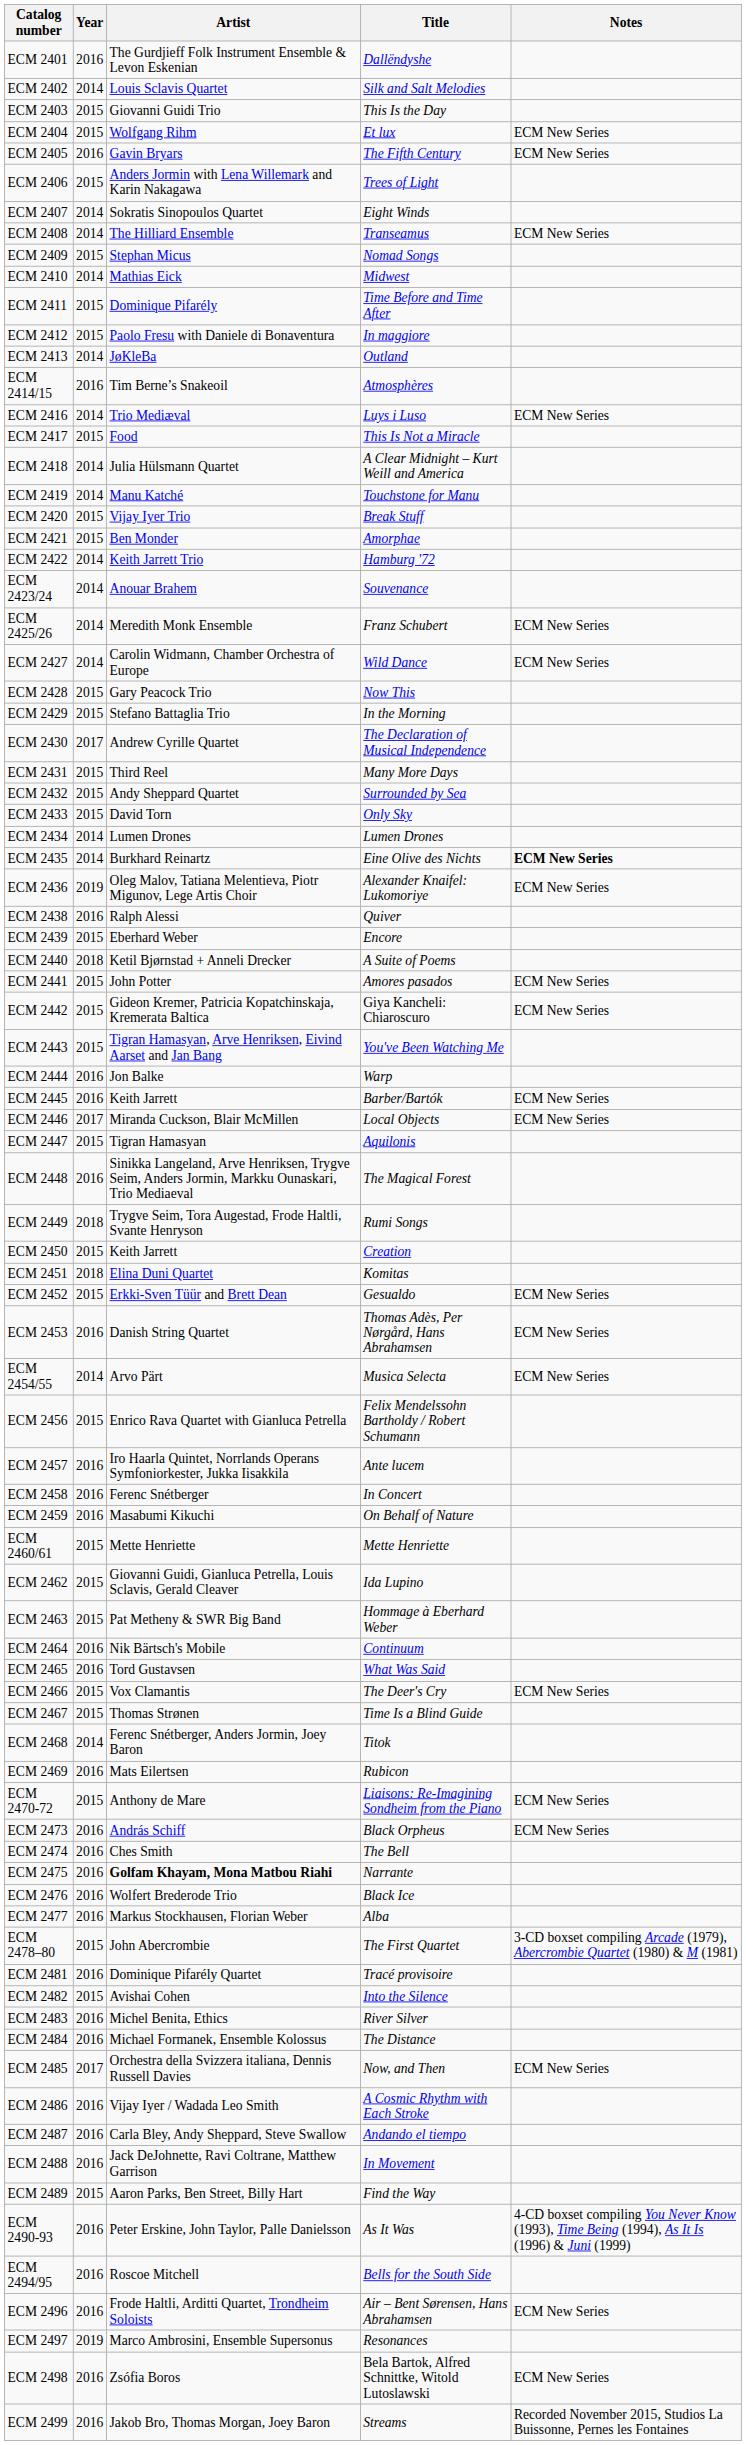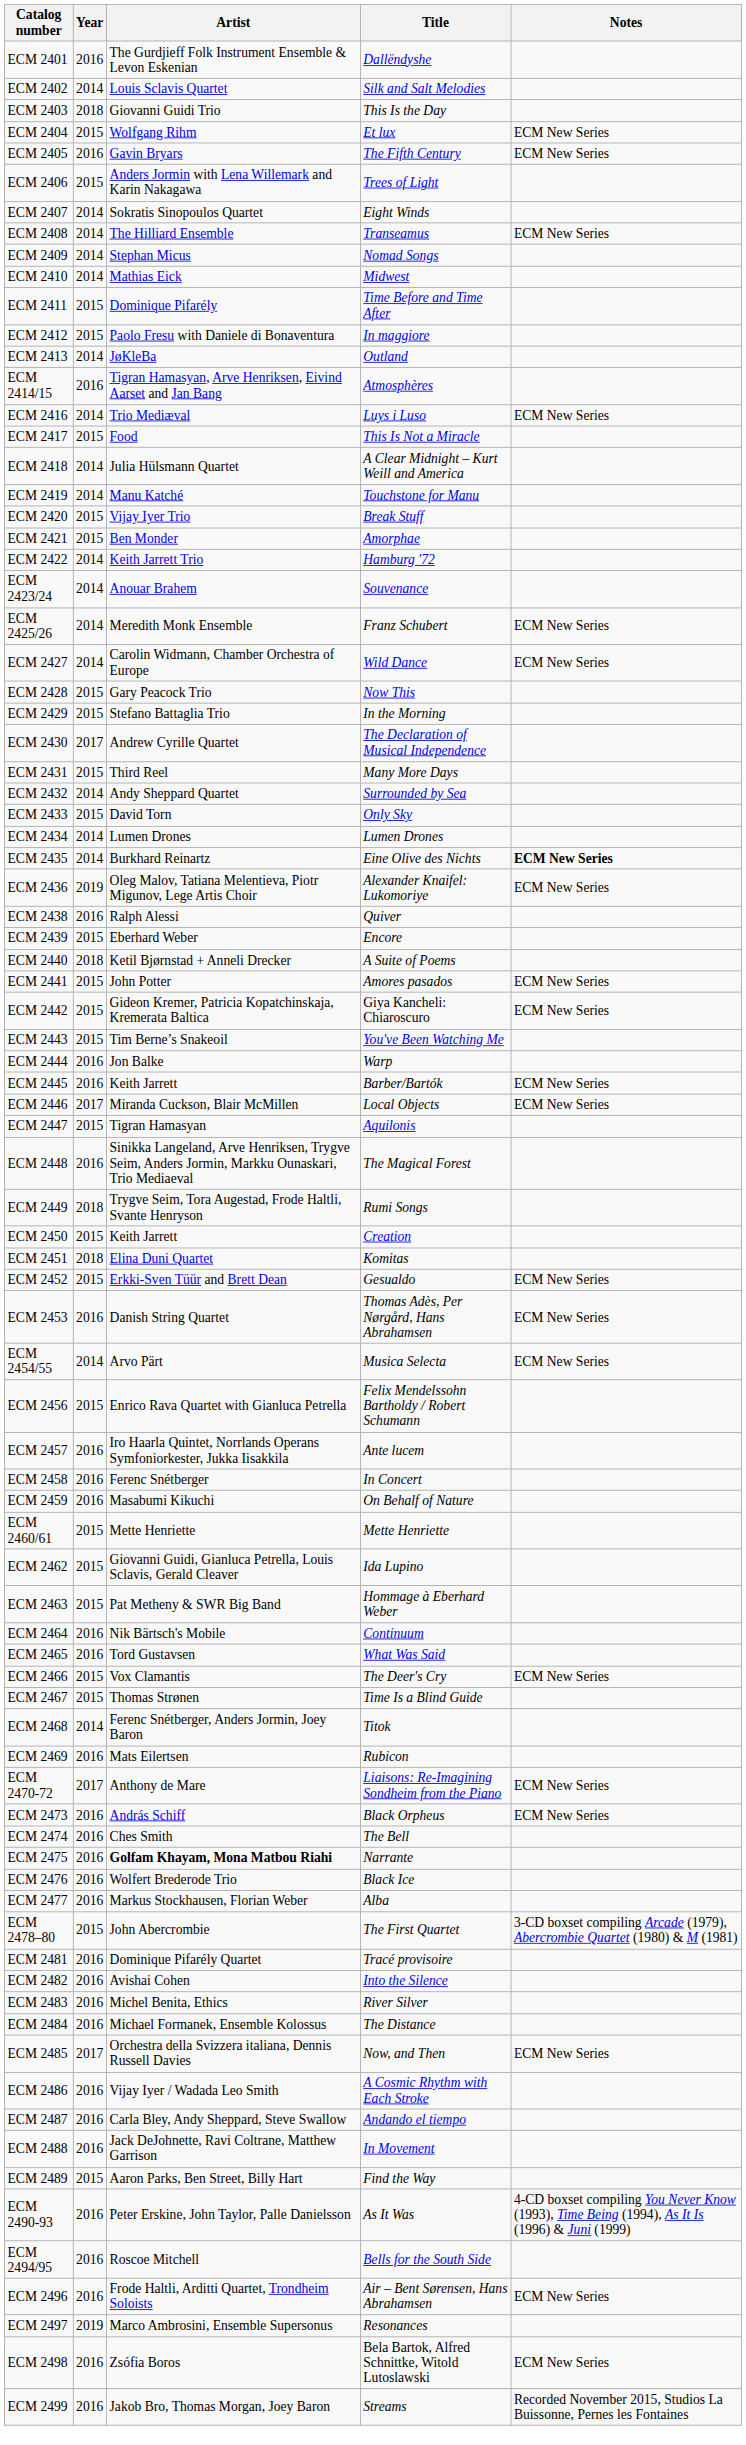(90, 110) 2015 -> (90, 110) 2018
(90, 255) 2015 -> (90, 255) 2014
(169, 386) Tim Berne’s Snakeoil -> (226, 386) Tigran Hamasyan, Arve Henriksen, Eivind Aarset and Jan Bang
(90, 793) 2015 -> (90, 793) 2014
(226, 1047) Tigran Hamasyan, Arve Henriksen, Eivind Aarset and Jan Bang -> (169, 1040) Tim Berne’s Snakeoil
(90, 1801) 2015 -> (90, 1785) 2017
(90, 1996) 2015 -> (90, 1981) 2016
